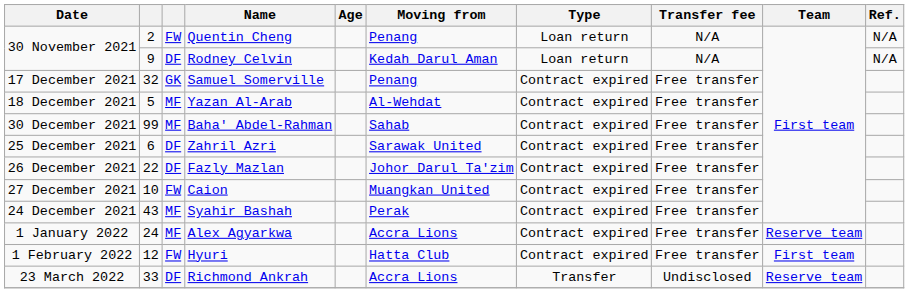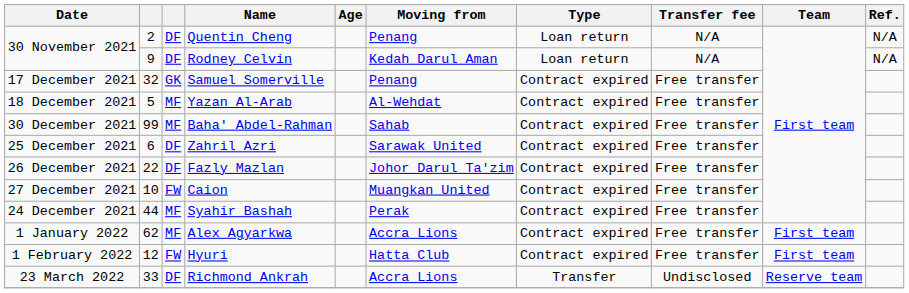(173, 37) FW -> (173, 37) DF
(151, 212) 43 -> (151, 212) 44
(151, 234) 24 -> (151, 234) 62
(814, 234) Reserve team -> (814, 234) First team
